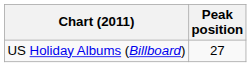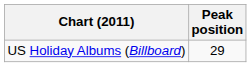(217, 51) 27 -> (217, 51) 29
